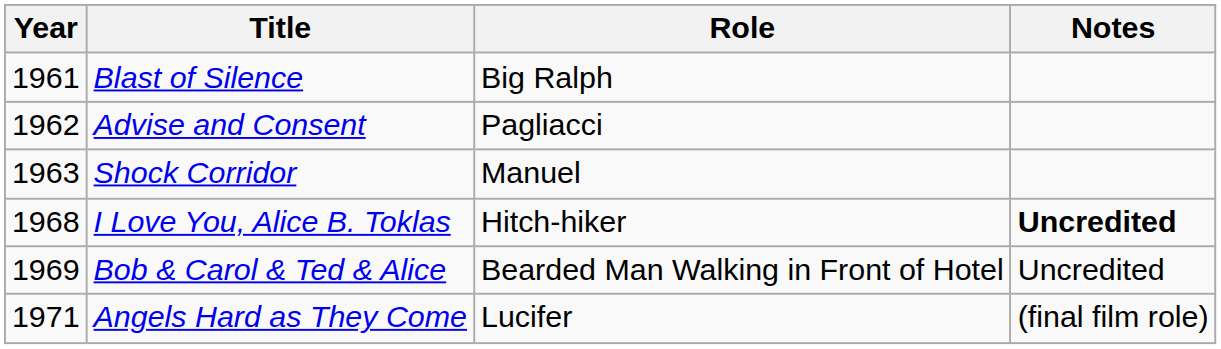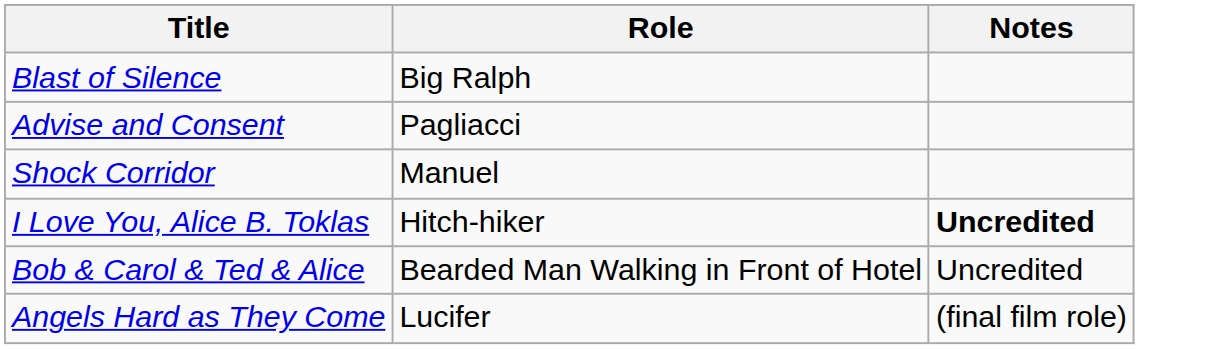- column: (46, 28)
